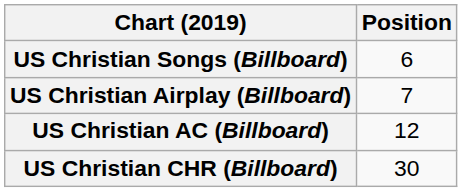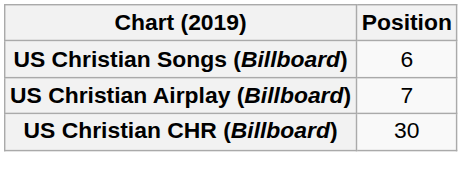- row: (181, 131)
